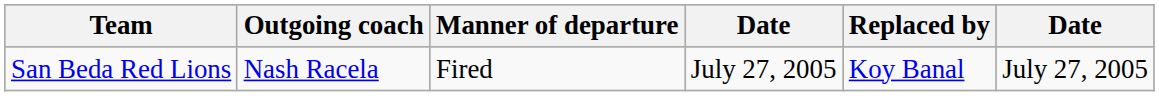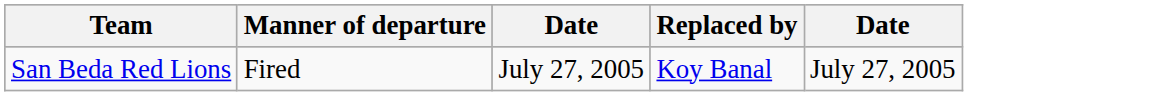- column: (334, 25)
